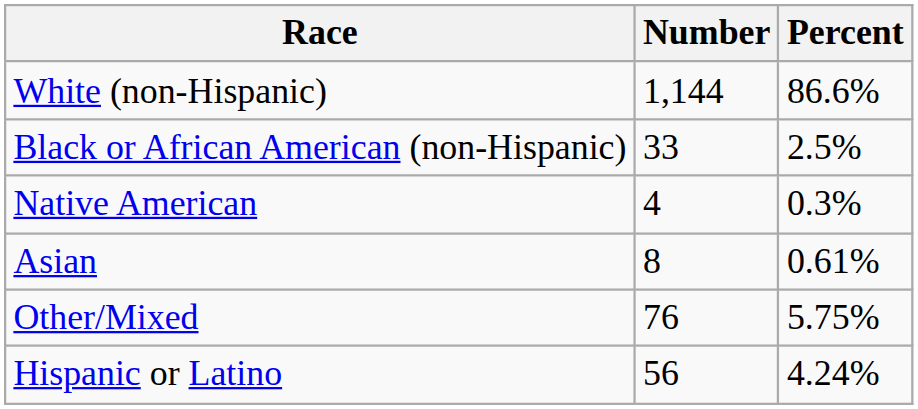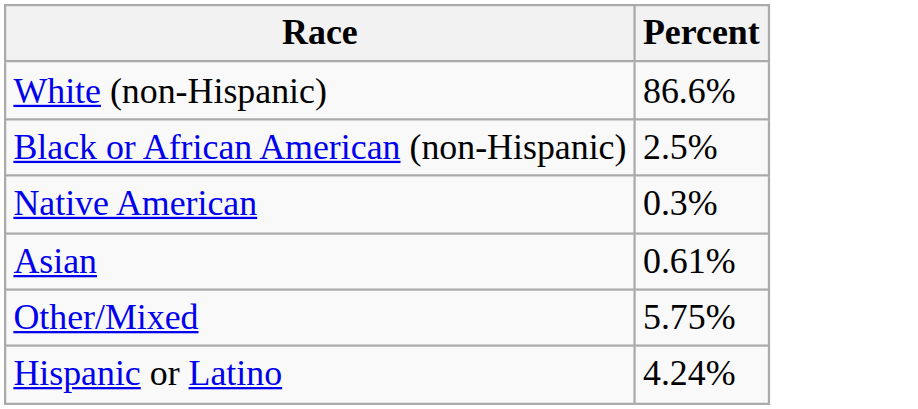- column: (707, 32)
